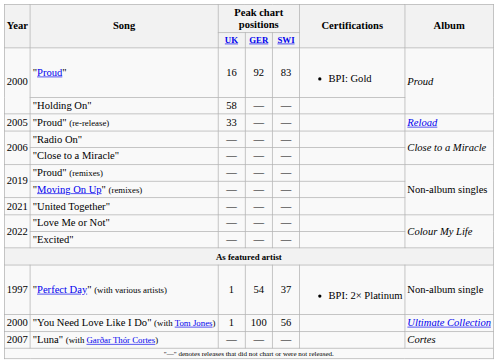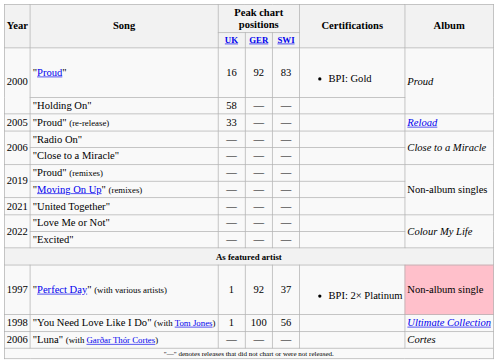(259, 289) 54 -> (259, 289) 92
(445, 289) no background -> (445, 289) pink background
(17, 323) 2000 -> (17, 323) 1998
(17, 339) 2007 -> (17, 339) 2006
